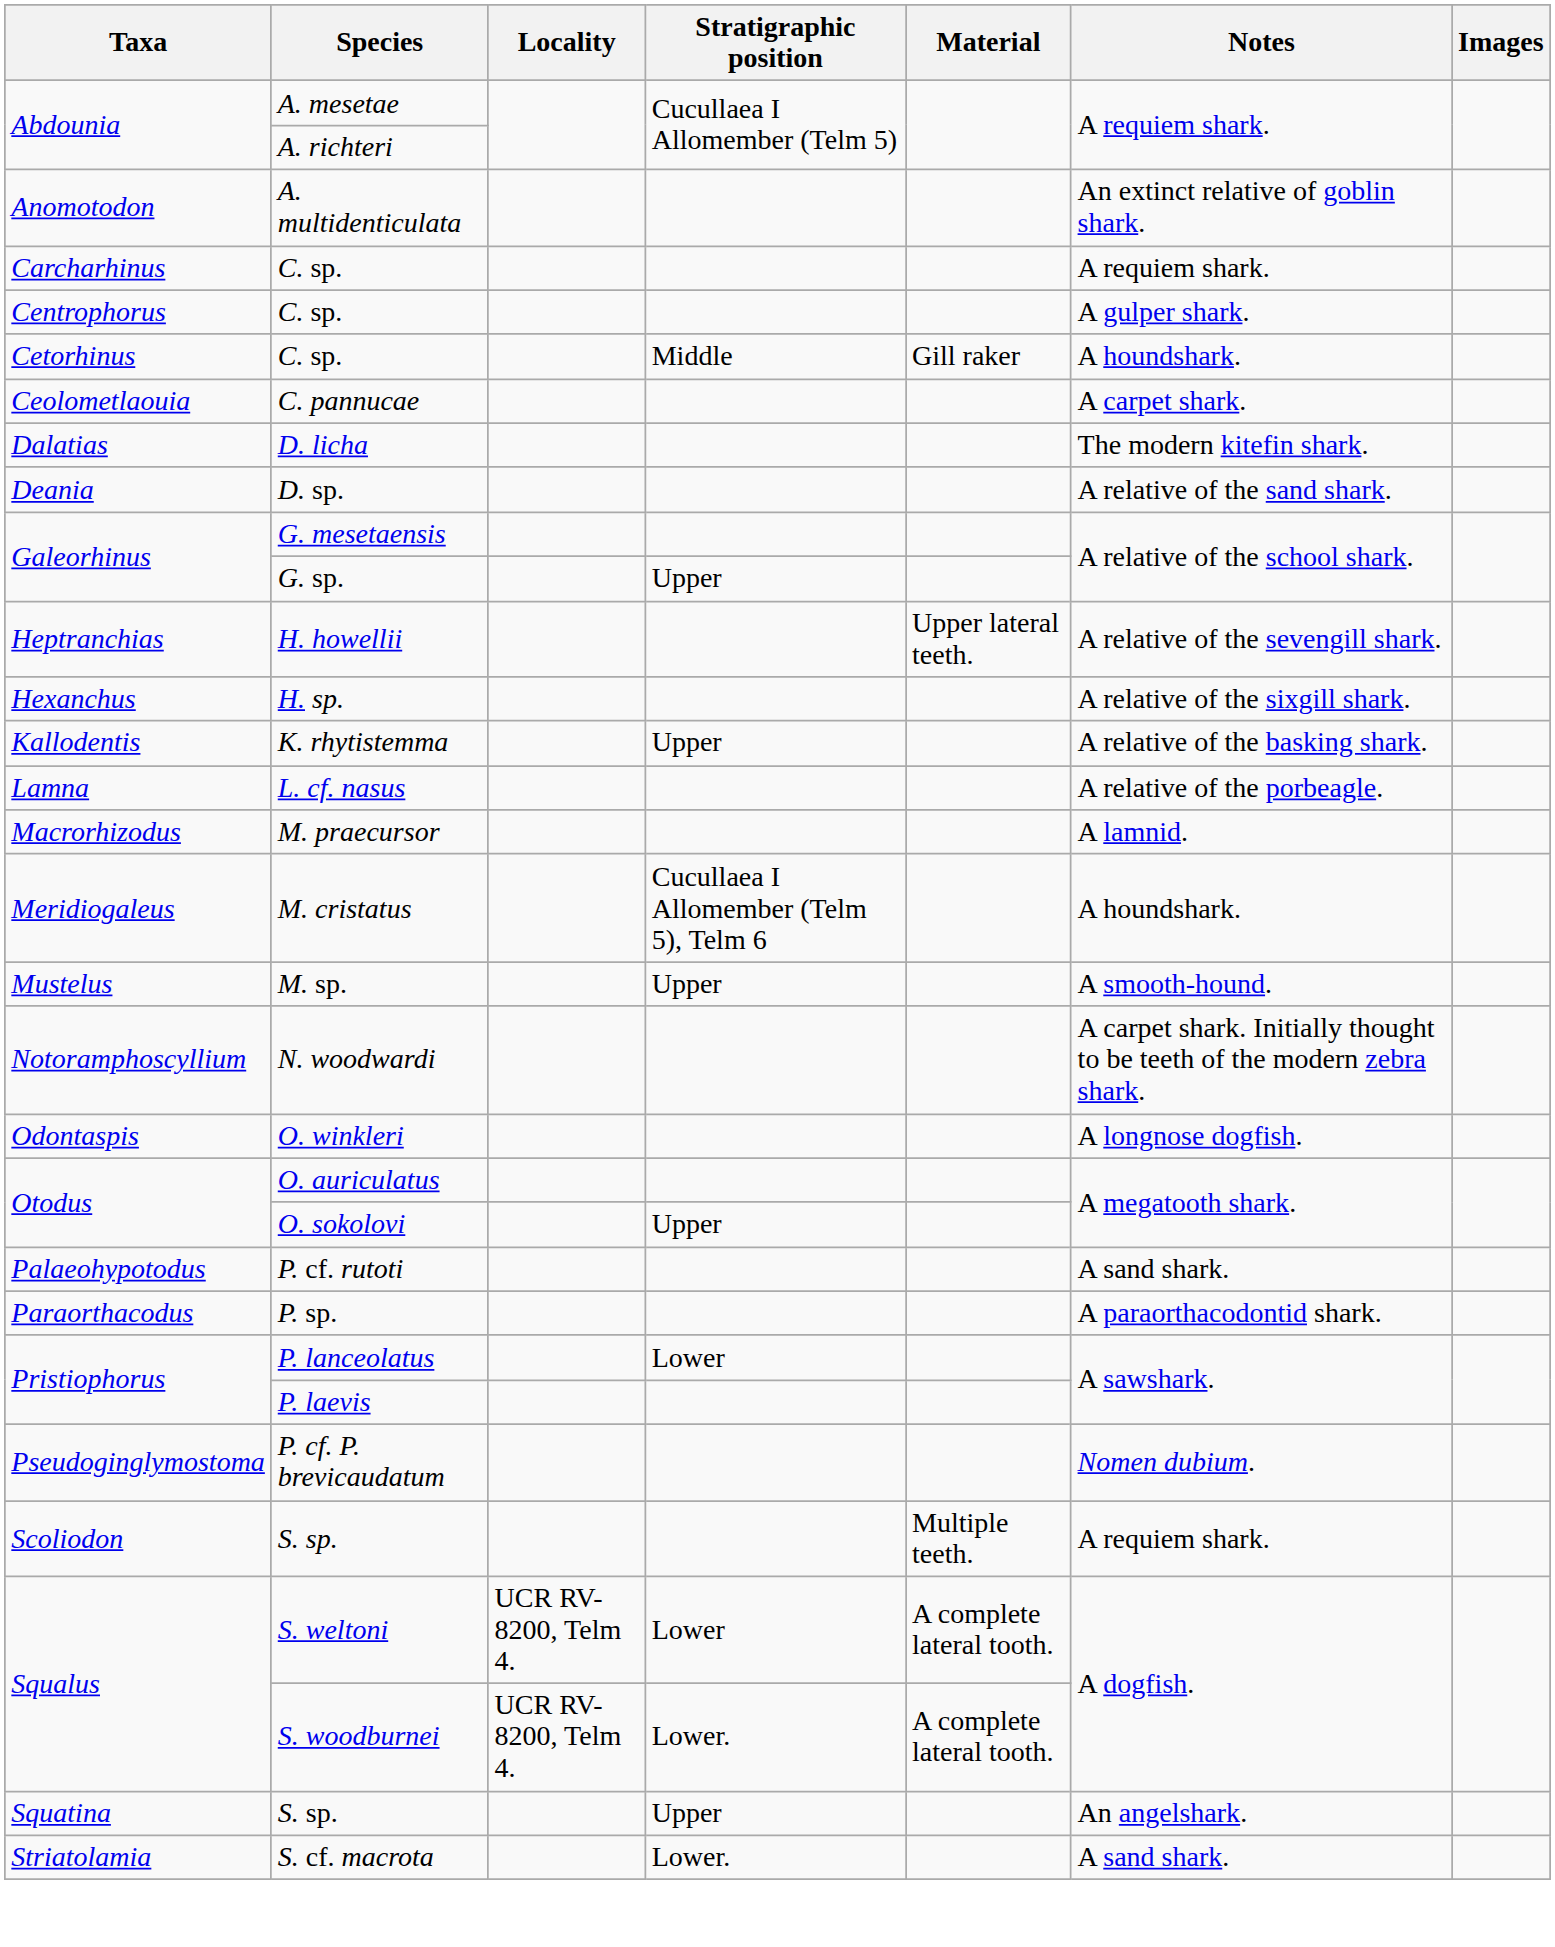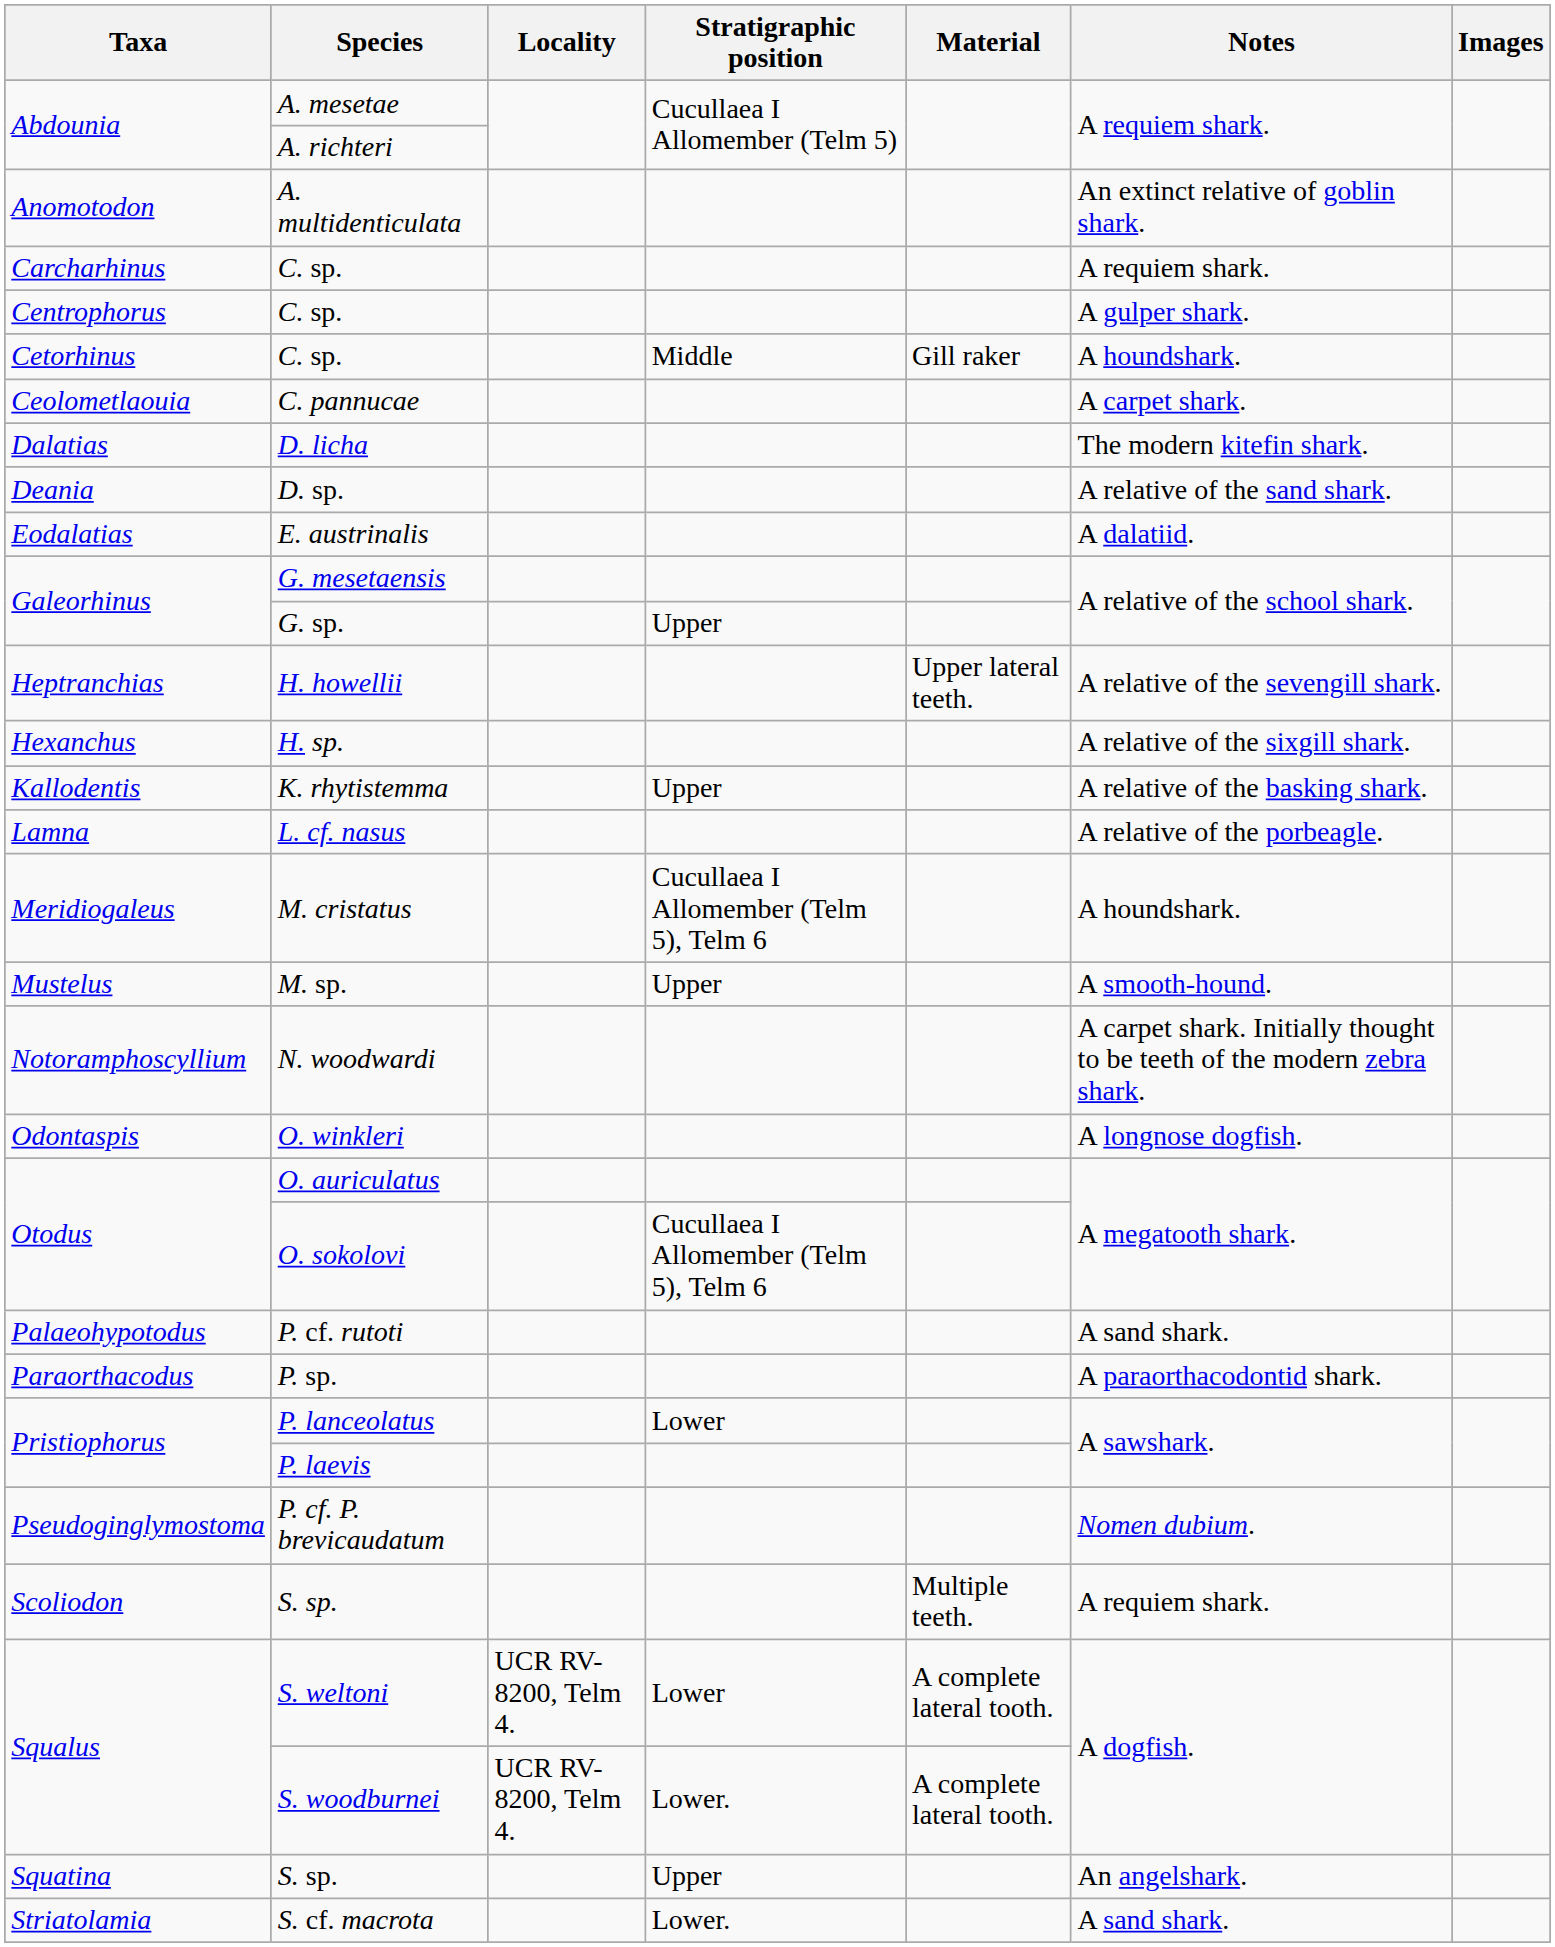+ row: (72, 533)
- row: (96, 831)
(687, 1224) Upper -> (759, 1255) Cucullaea I Allomember (Telm 5), Telm 6
